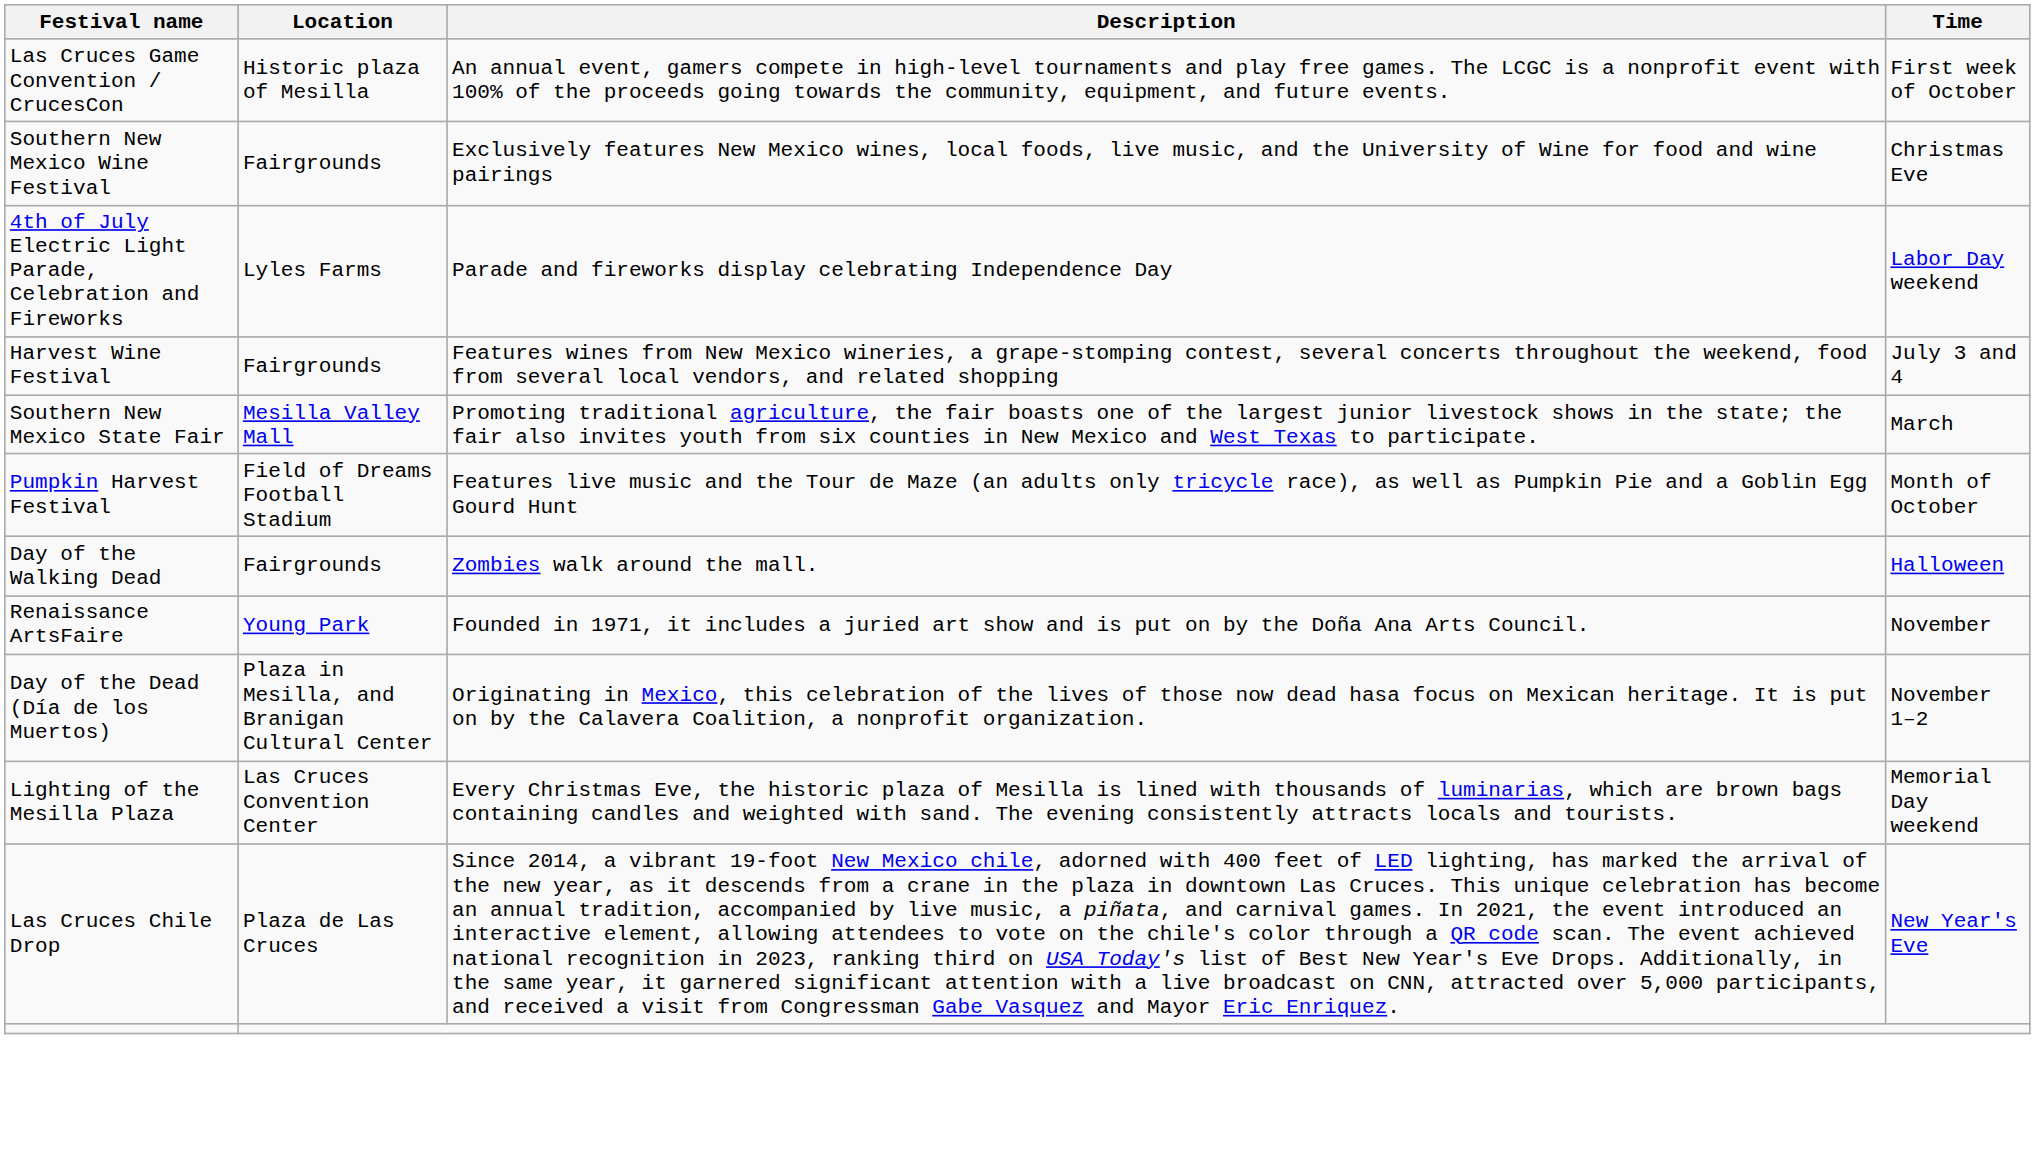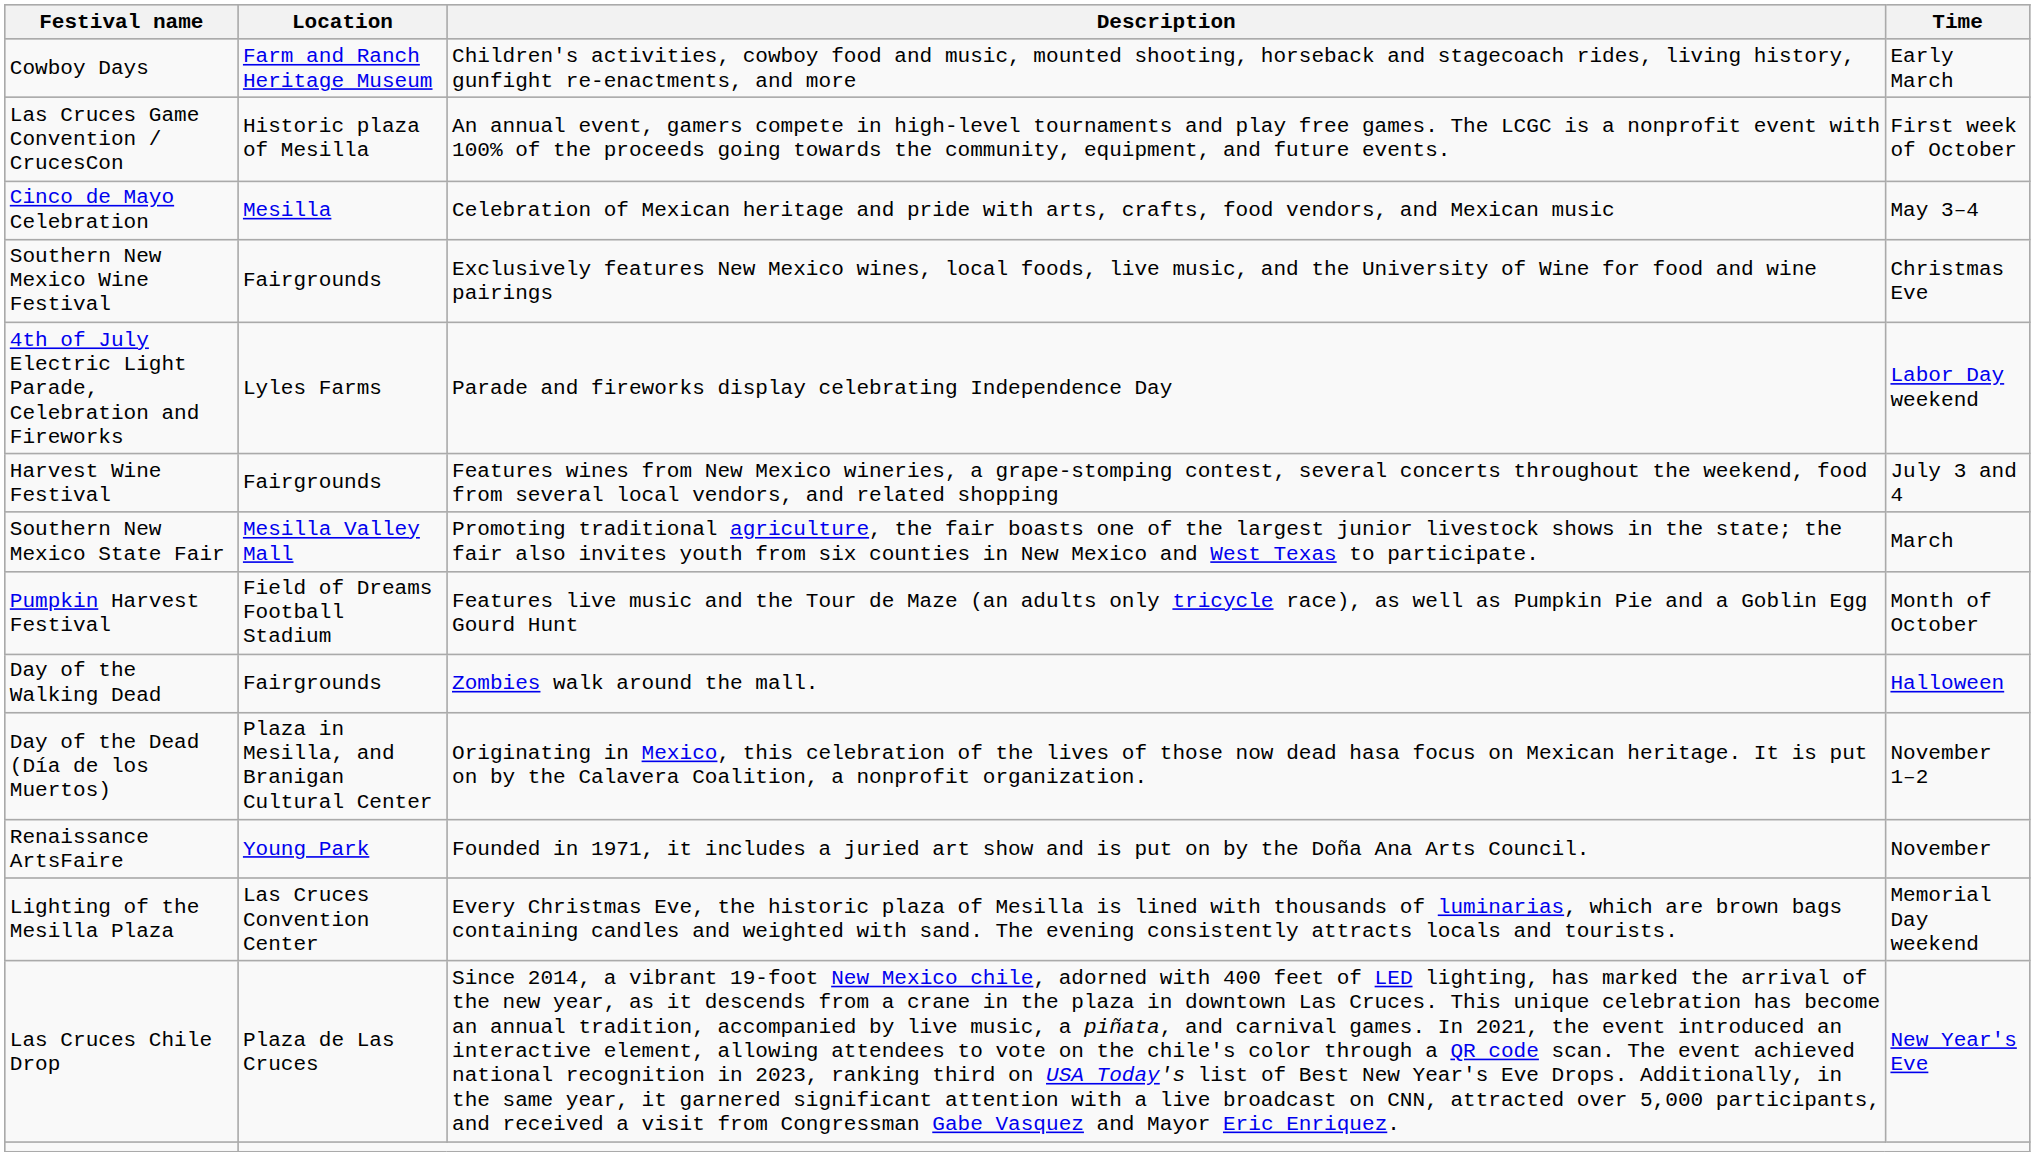+ row: (79, 68)
+ row: (92, 210)
rows swapped: (105, 708) <-> (79, 625)
